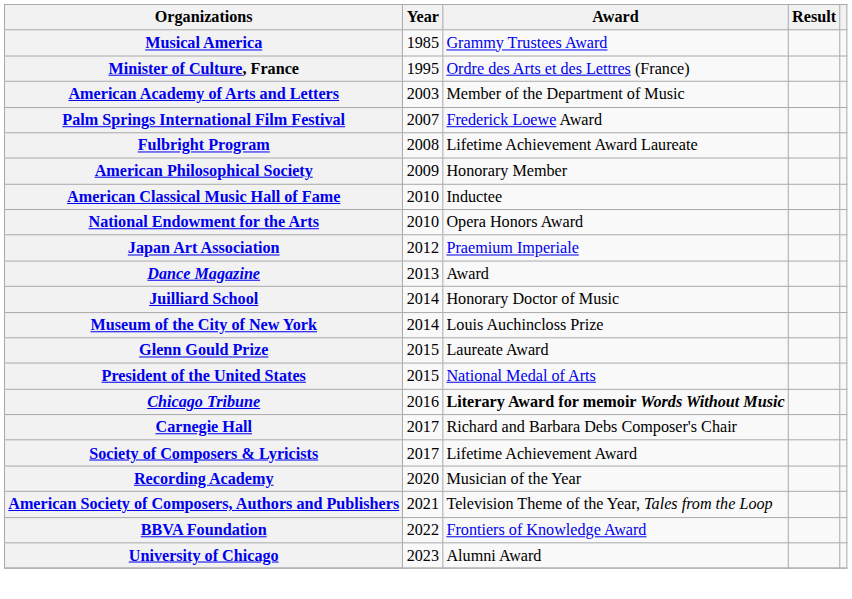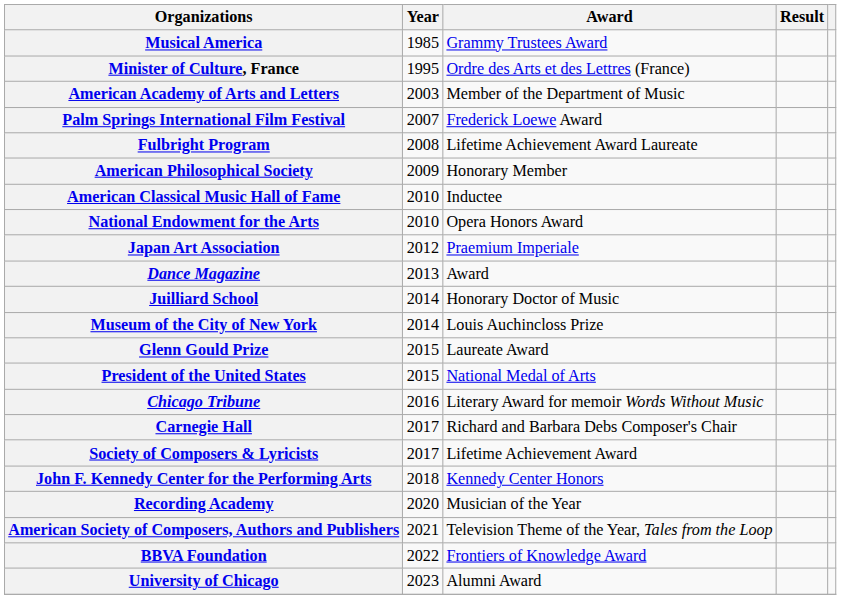(616, 401) bold -> (605, 401) normal
+ row: (204, 478)
